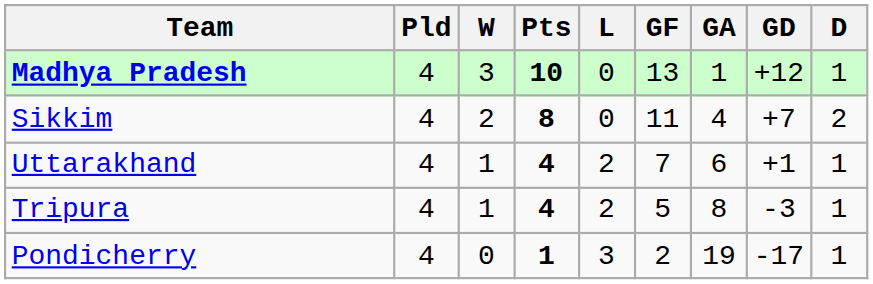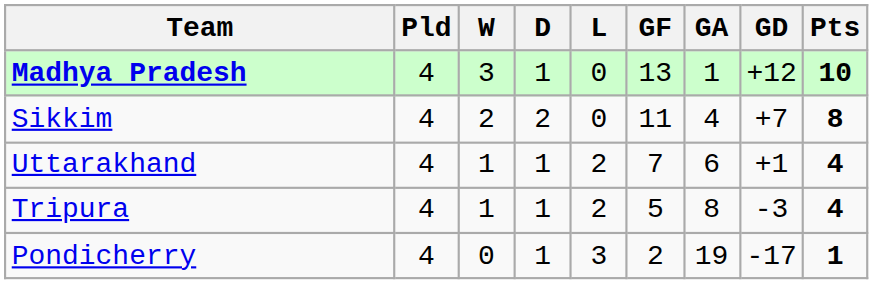columns swapped: (839, 28) <-> (546, 28)
